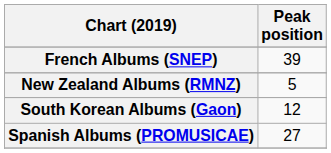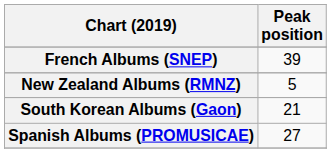(292, 110) 12 -> (292, 110) 21
